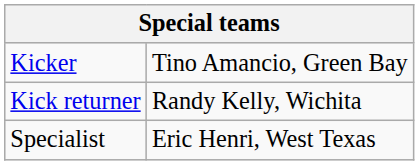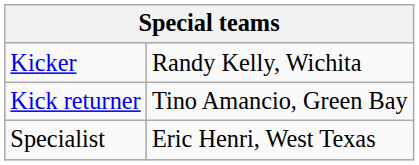(280, 62) Tino Amancio, Green Bay -> (257, 62) Randy Kelly, Wichita
(257, 100) Randy Kelly, Wichita -> (280, 100) Tino Amancio, Green Bay
